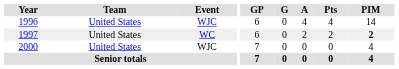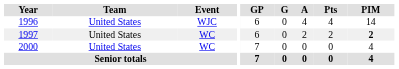(207, 46) WJC -> (207, 46) WC
